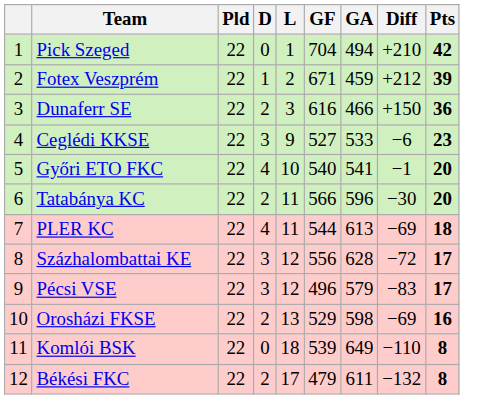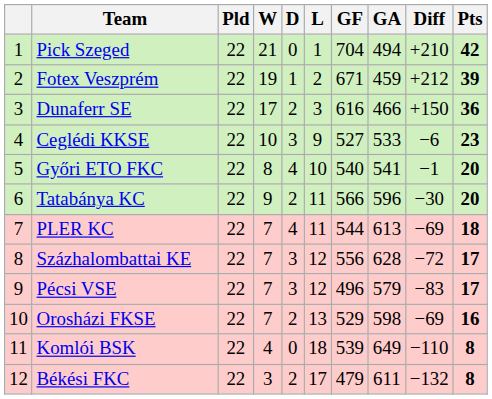+ column: (268, 19)
